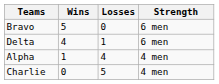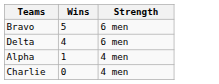- column: (118, 12)
